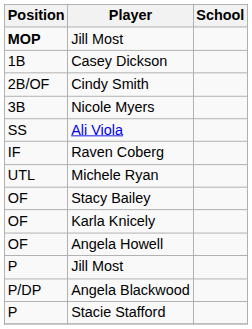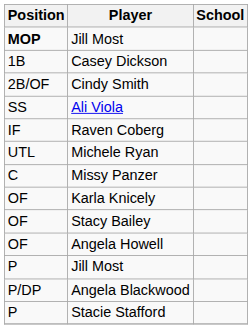- row: (17, 107)
+ row: (13, 175)
rows swapped: (18, 198) <-> (18, 221)
